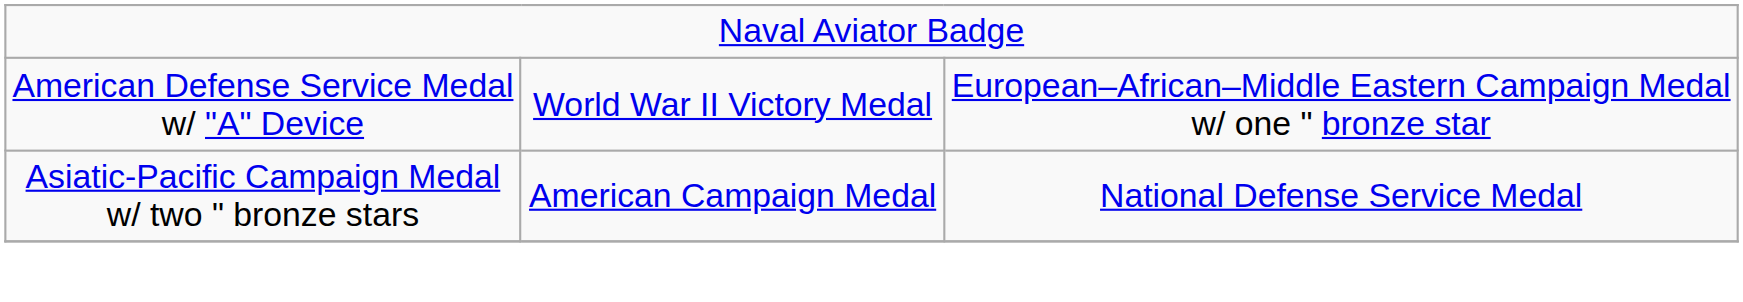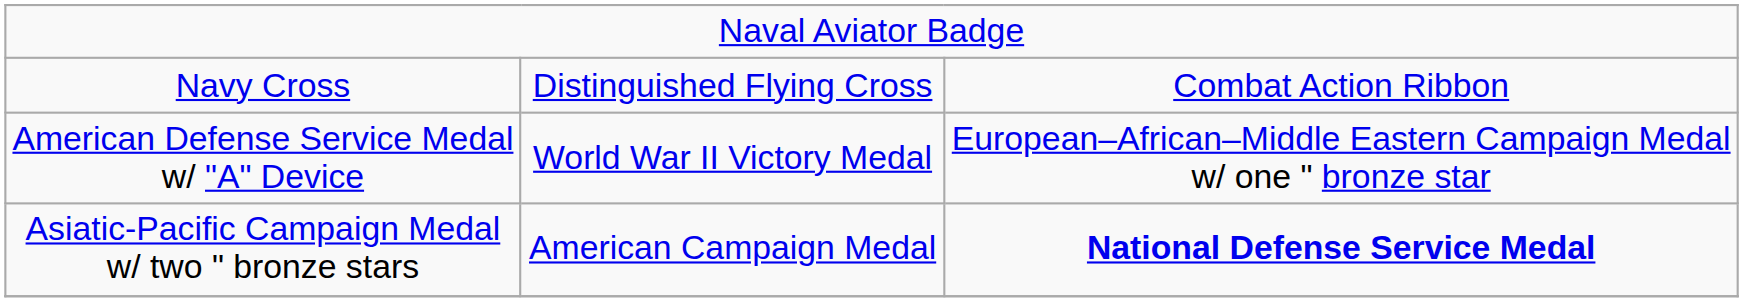+ row: (263, 84)
(1341, 195) normal -> (1341, 248) bold
